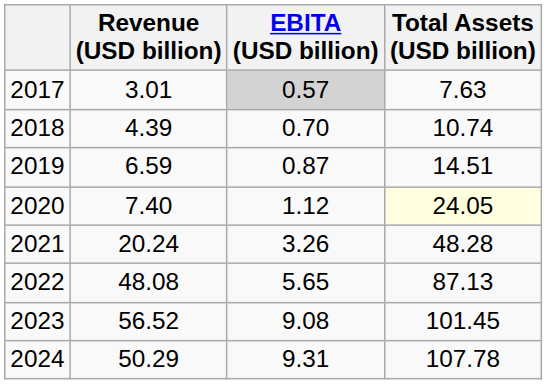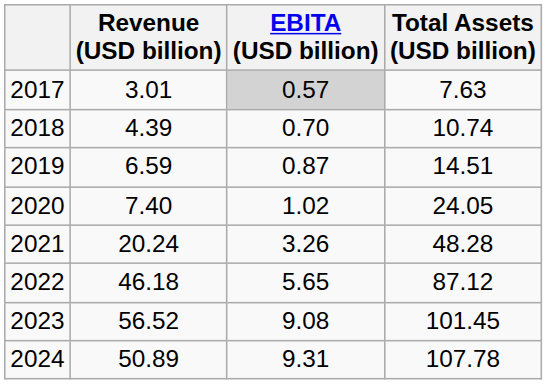(306, 205) 1.12 -> (306, 205) 1.02
(463, 205) lightyellow background -> (463, 205) no background
(149, 282) 48.08 -> (149, 282) 46.18
(463, 282) 87.13 -> (463, 282) 87.12
(149, 359) 50.29 -> (149, 359) 50.89
